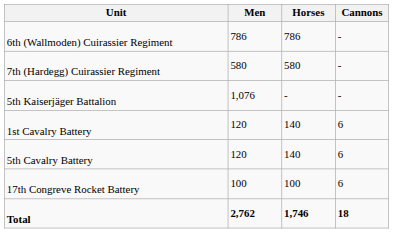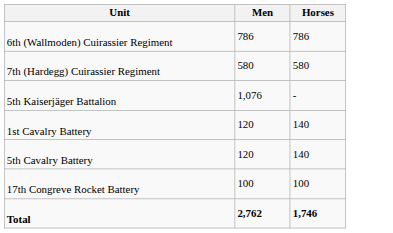- column: (362, 13)
